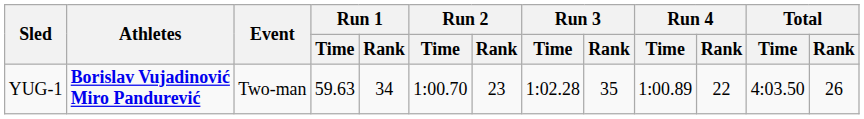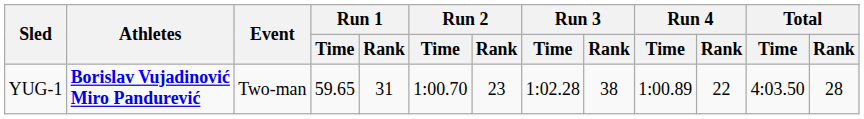(335, 89) 59.63 -> (335, 89) 59.65
(384, 89) 34 -> (384, 89) 31
(609, 89) 35 -> (609, 89) 38
(834, 89) 26 -> (834, 89) 28
